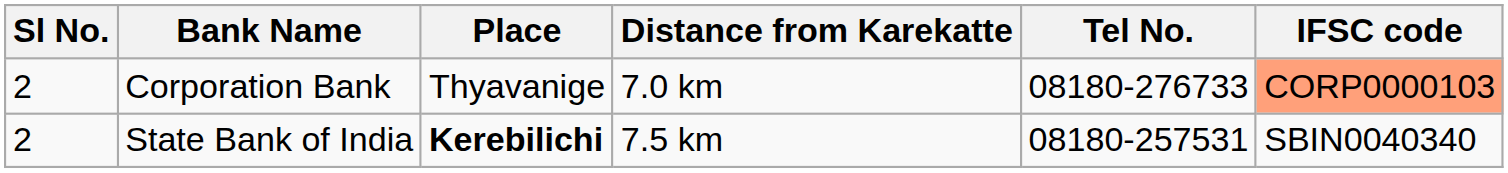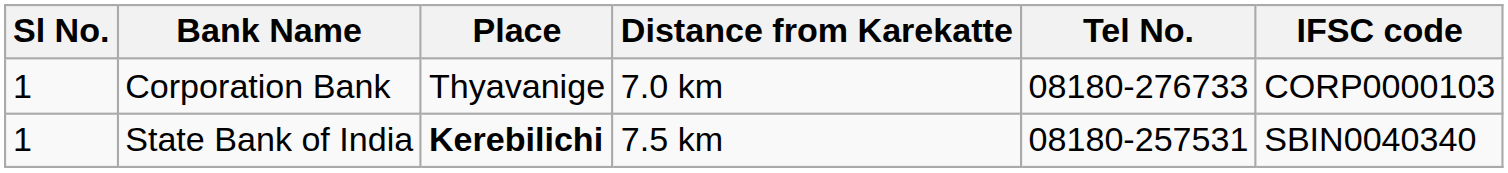(22, 85) 2 -> (22, 85) 1
(1380, 85) lightsalmon background -> (1380, 85) no background
(22, 139) 2 -> (22, 139) 1
